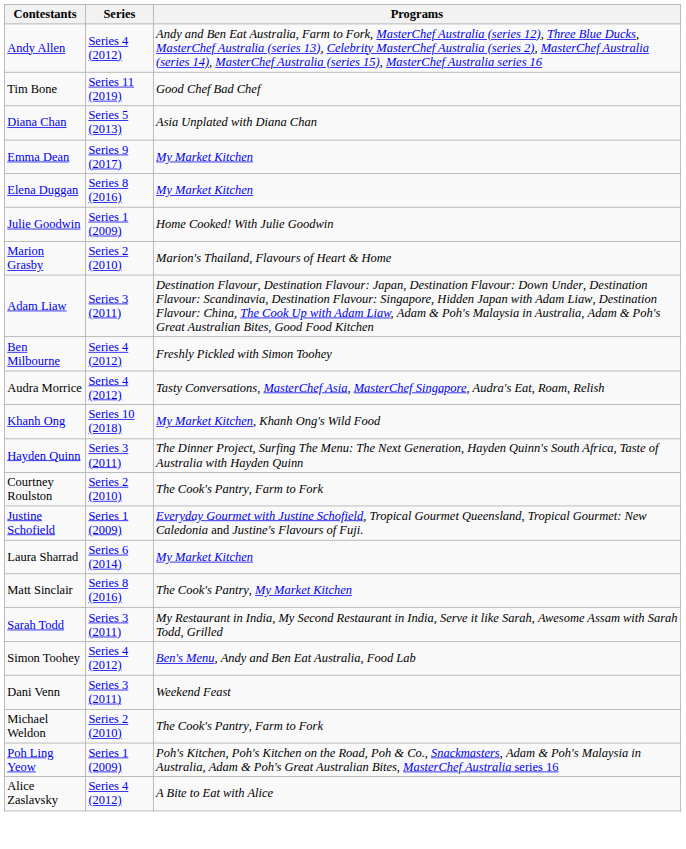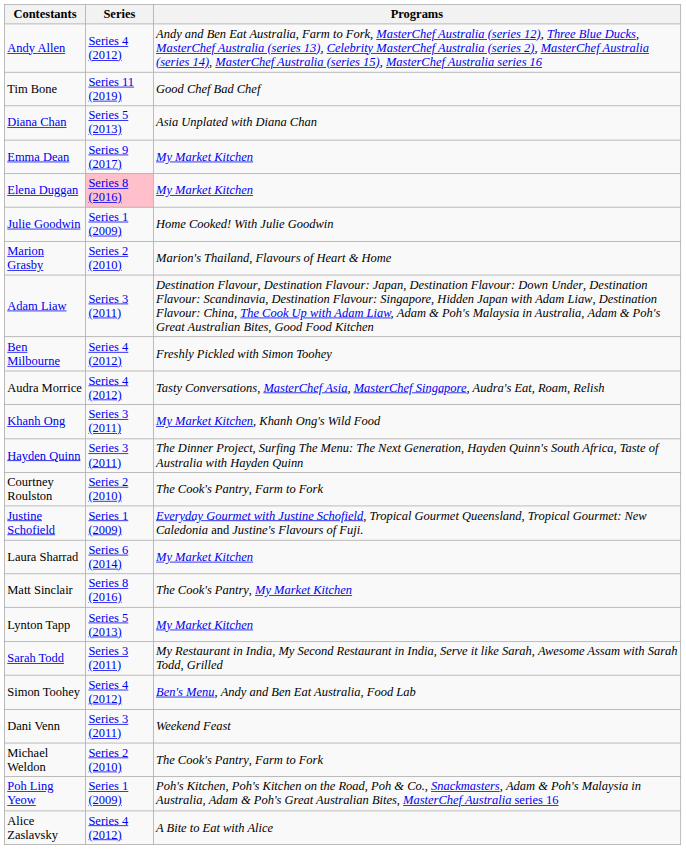(108, 190) no background -> (108, 190) pink background
(111, 421) Series 10 (2018) -> (108, 421) Series 3 (2011)
+ row: (39, 624)
